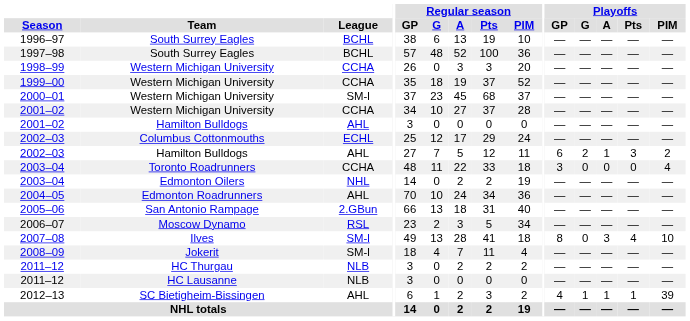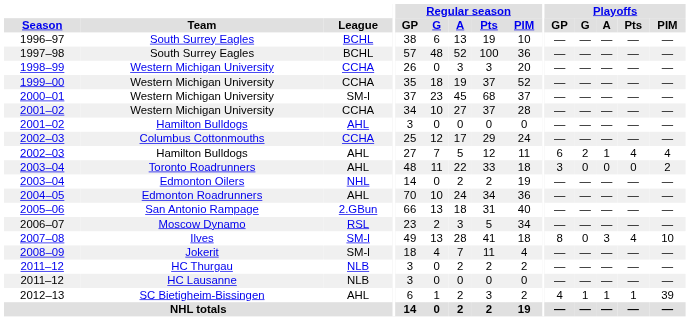(358, 139) ECHL -> (358, 139) CCHA
(633, 153) 3 -> (633, 153) 4
(667, 153) 2 -> (667, 153) 4
(358, 167) CCHA -> (358, 167) AHL
(667, 167) 4 -> (667, 167) 2
